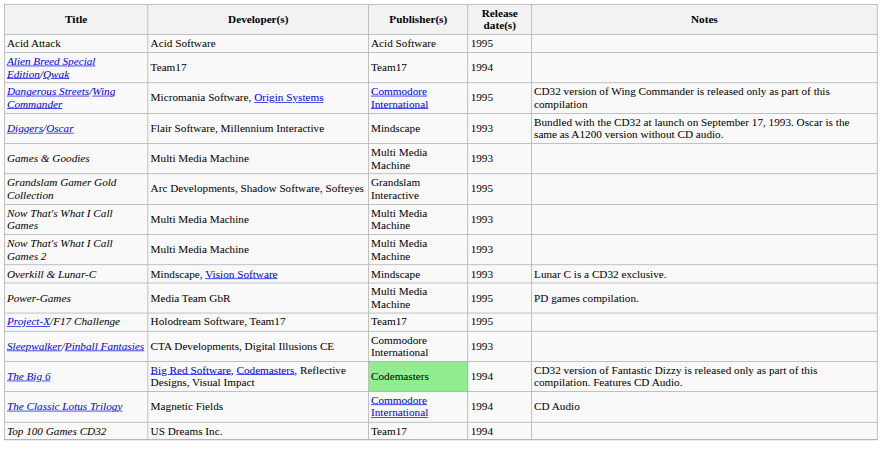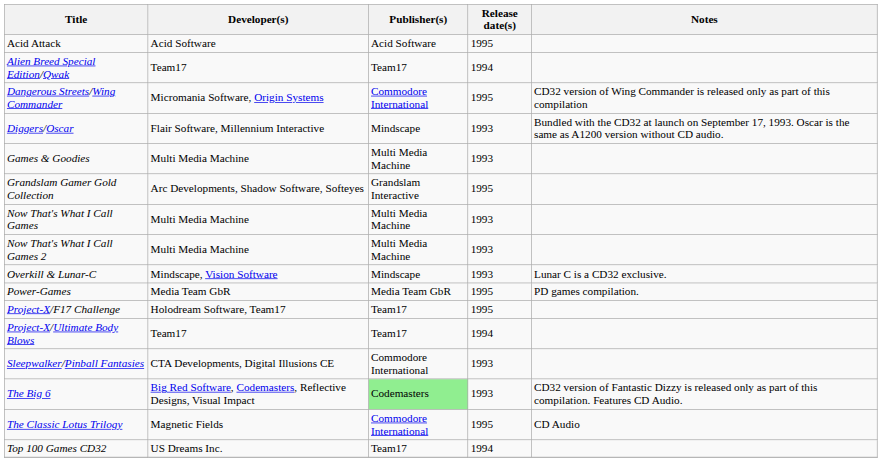(399, 298) Multi Media Machine -> (411, 291) Media Team GbR
+ row: (63, 333)
(482, 376) 1994 -> (482, 394) 1993
(482, 406) 1994 -> (482, 424) 1995
